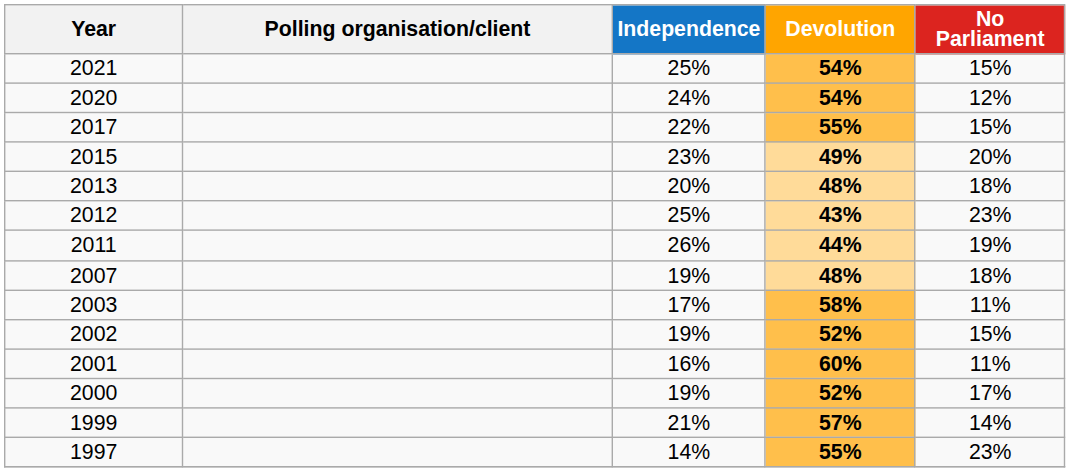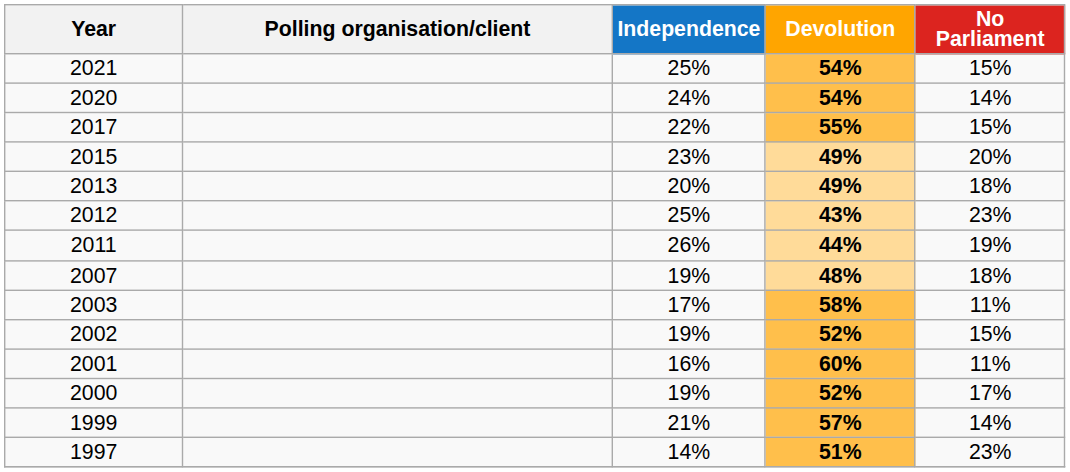(990, 98) 12% -> (990, 98) 14%
(840, 186) 48% -> (840, 186) 49%
(840, 451) 55% -> (840, 451) 51%
